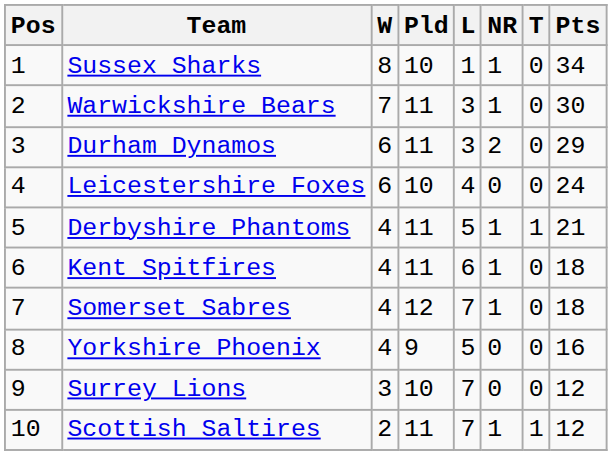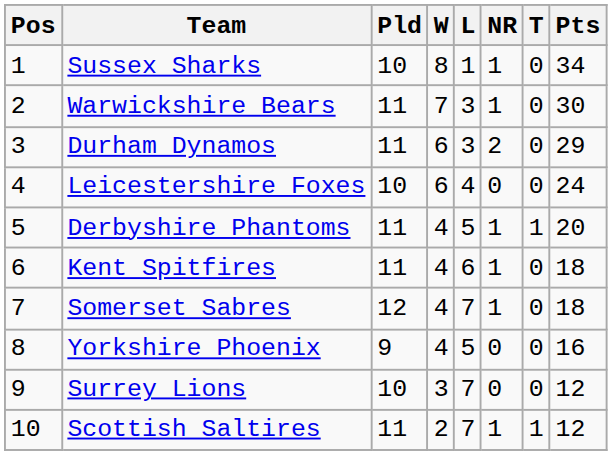columns swapped: (426, 25) <-> (385, 25)
(571, 228) 21 -> (571, 228) 20
